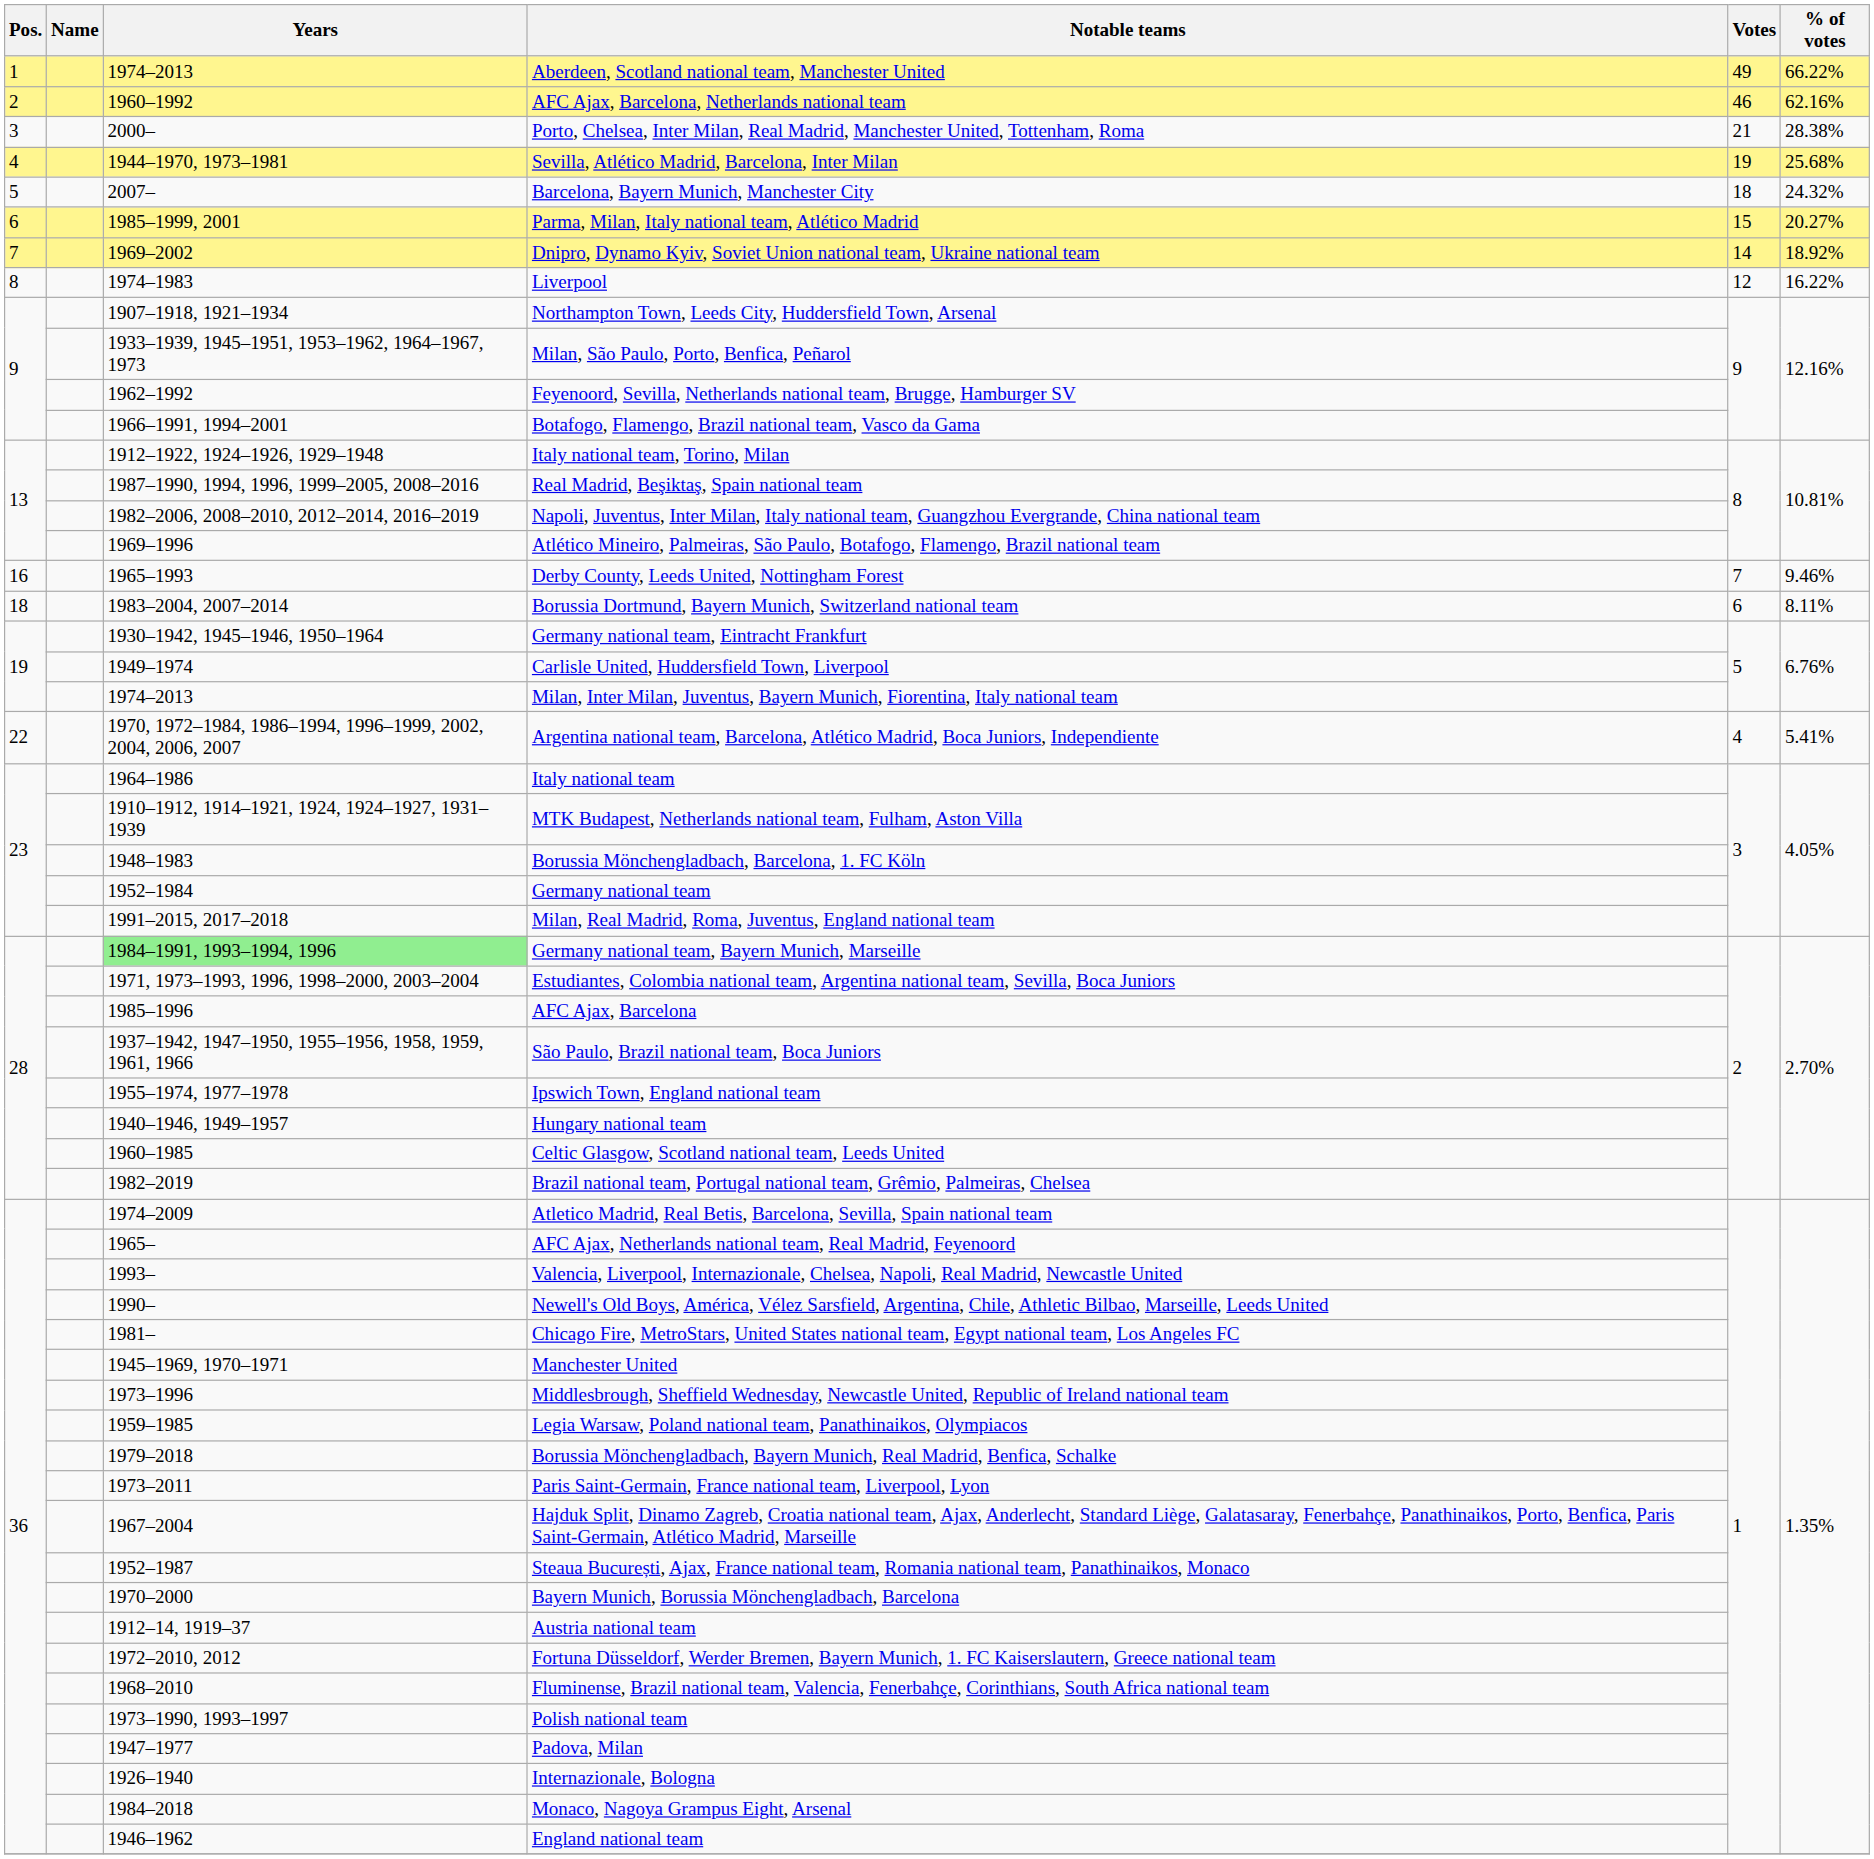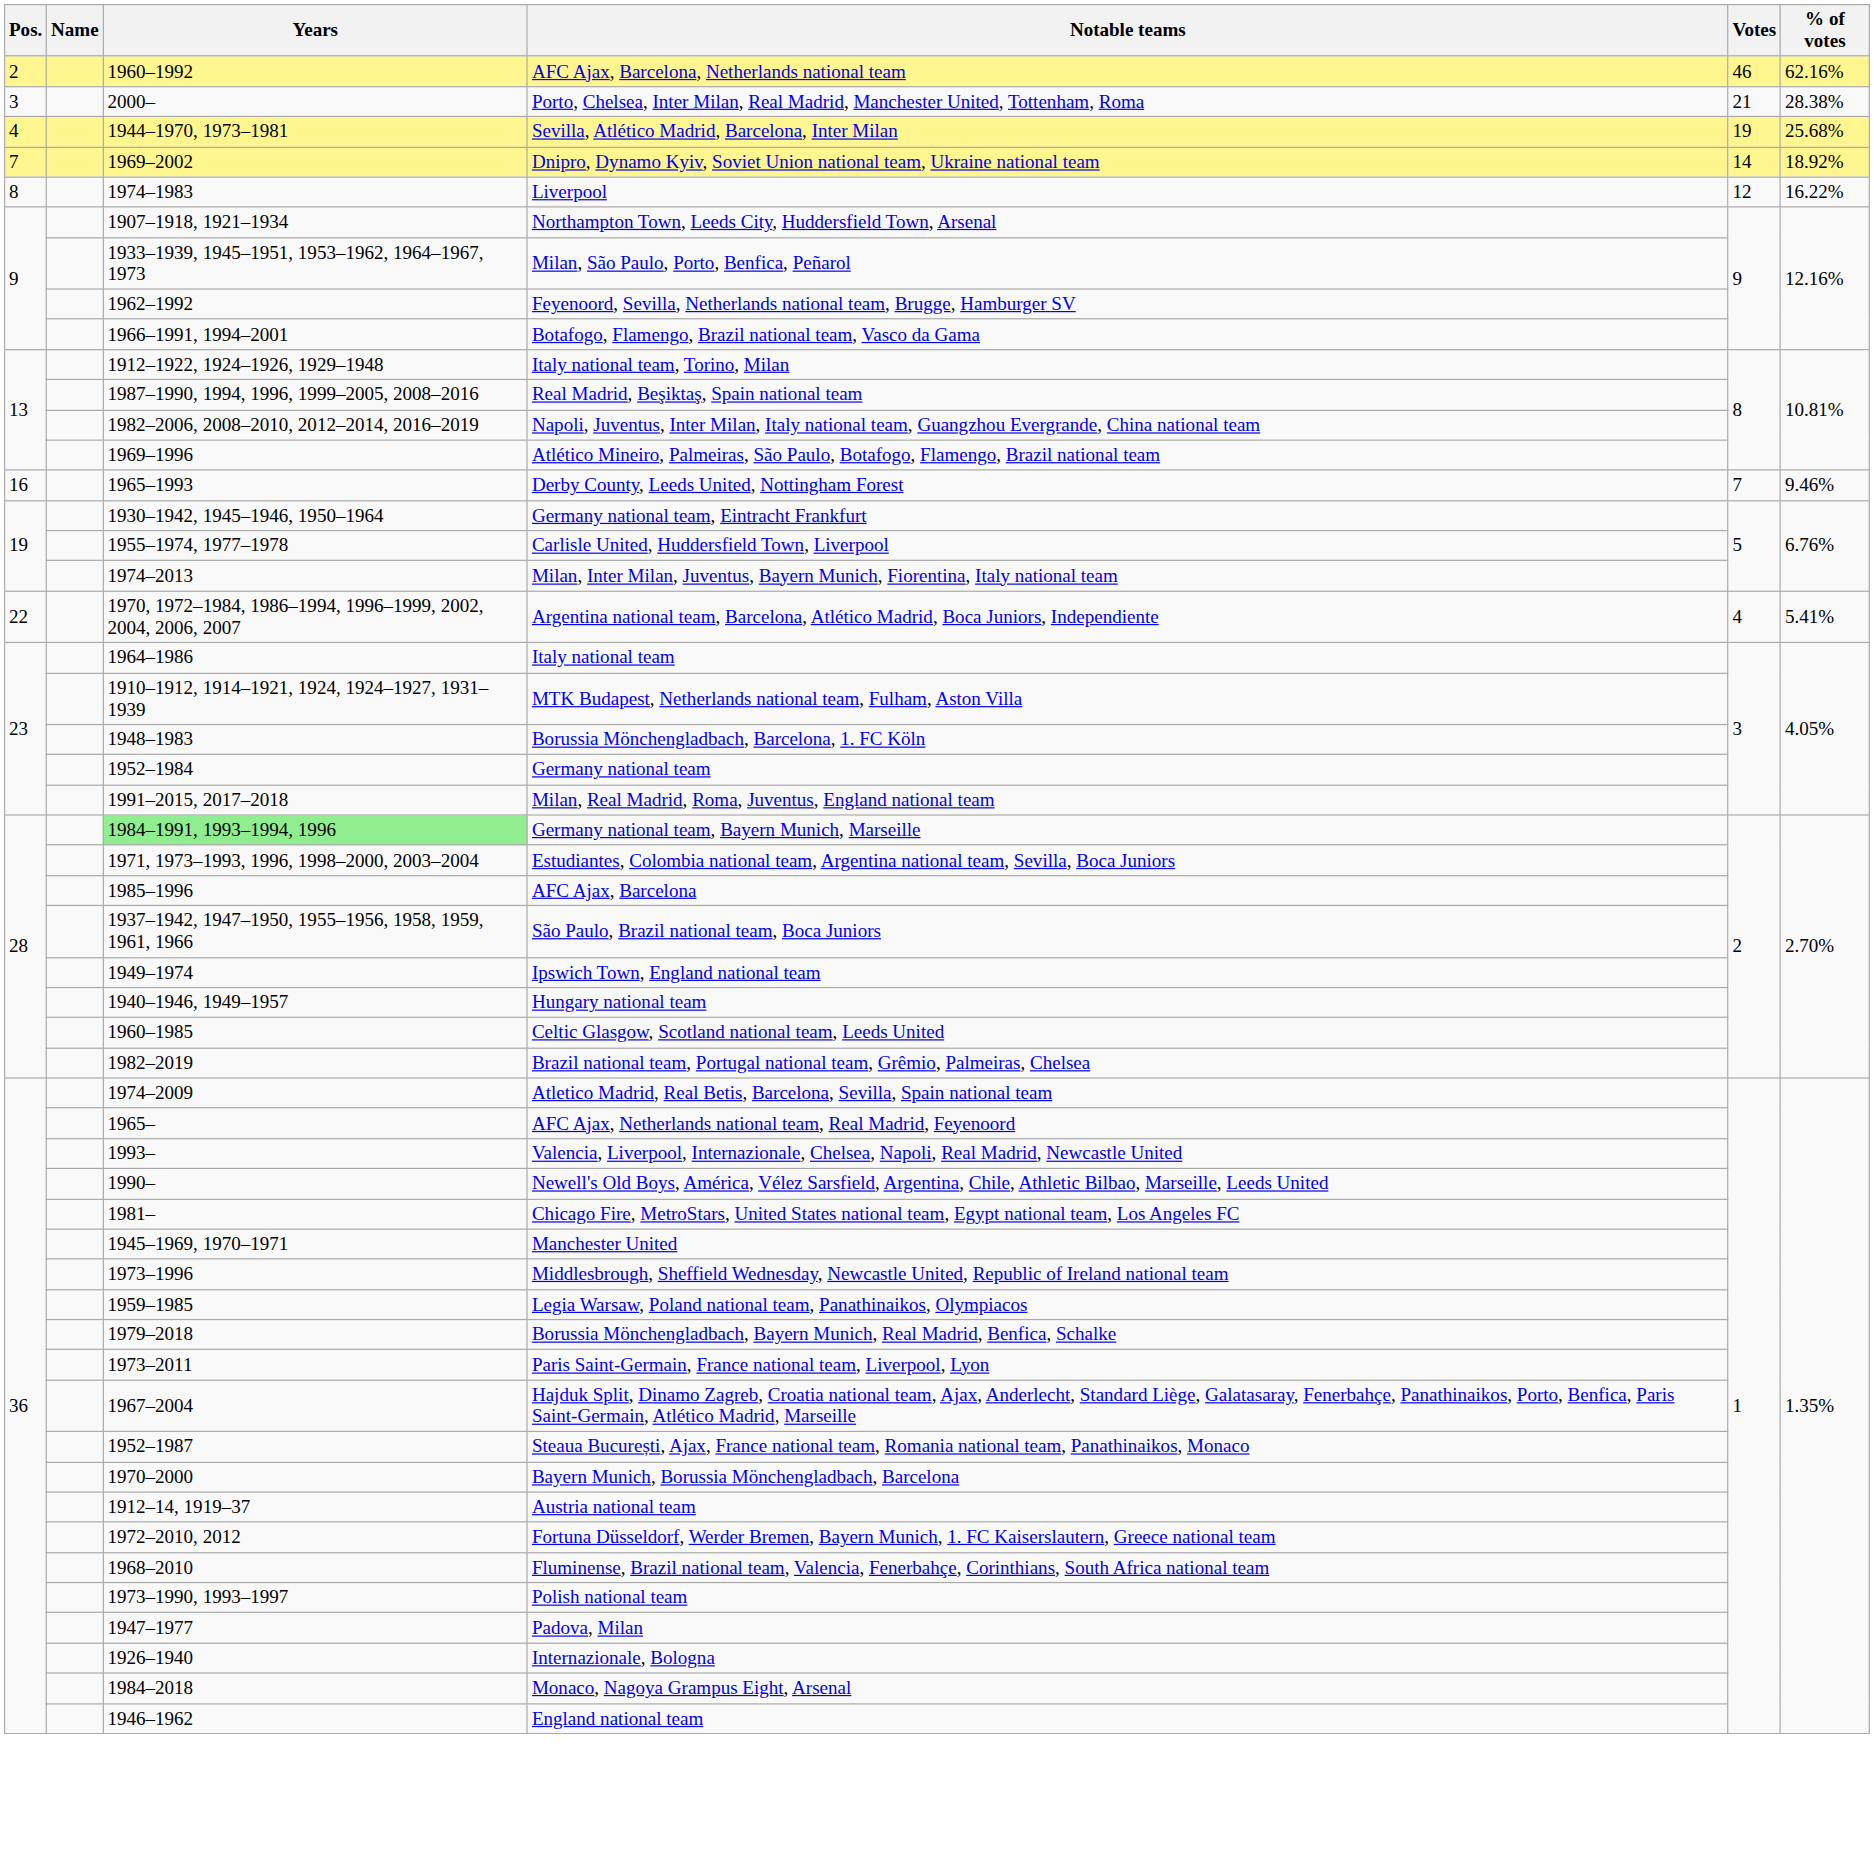- row: (738, 71)
- row: (703, 191)
- row: (725, 222)
- row: (775, 605)
(150, 666) 1949–1974 -> (198, 545) 1955–1974, 1977–1978
(198, 1092) 1955–1974, 1977–1978 -> (150, 972) 1949–1974
